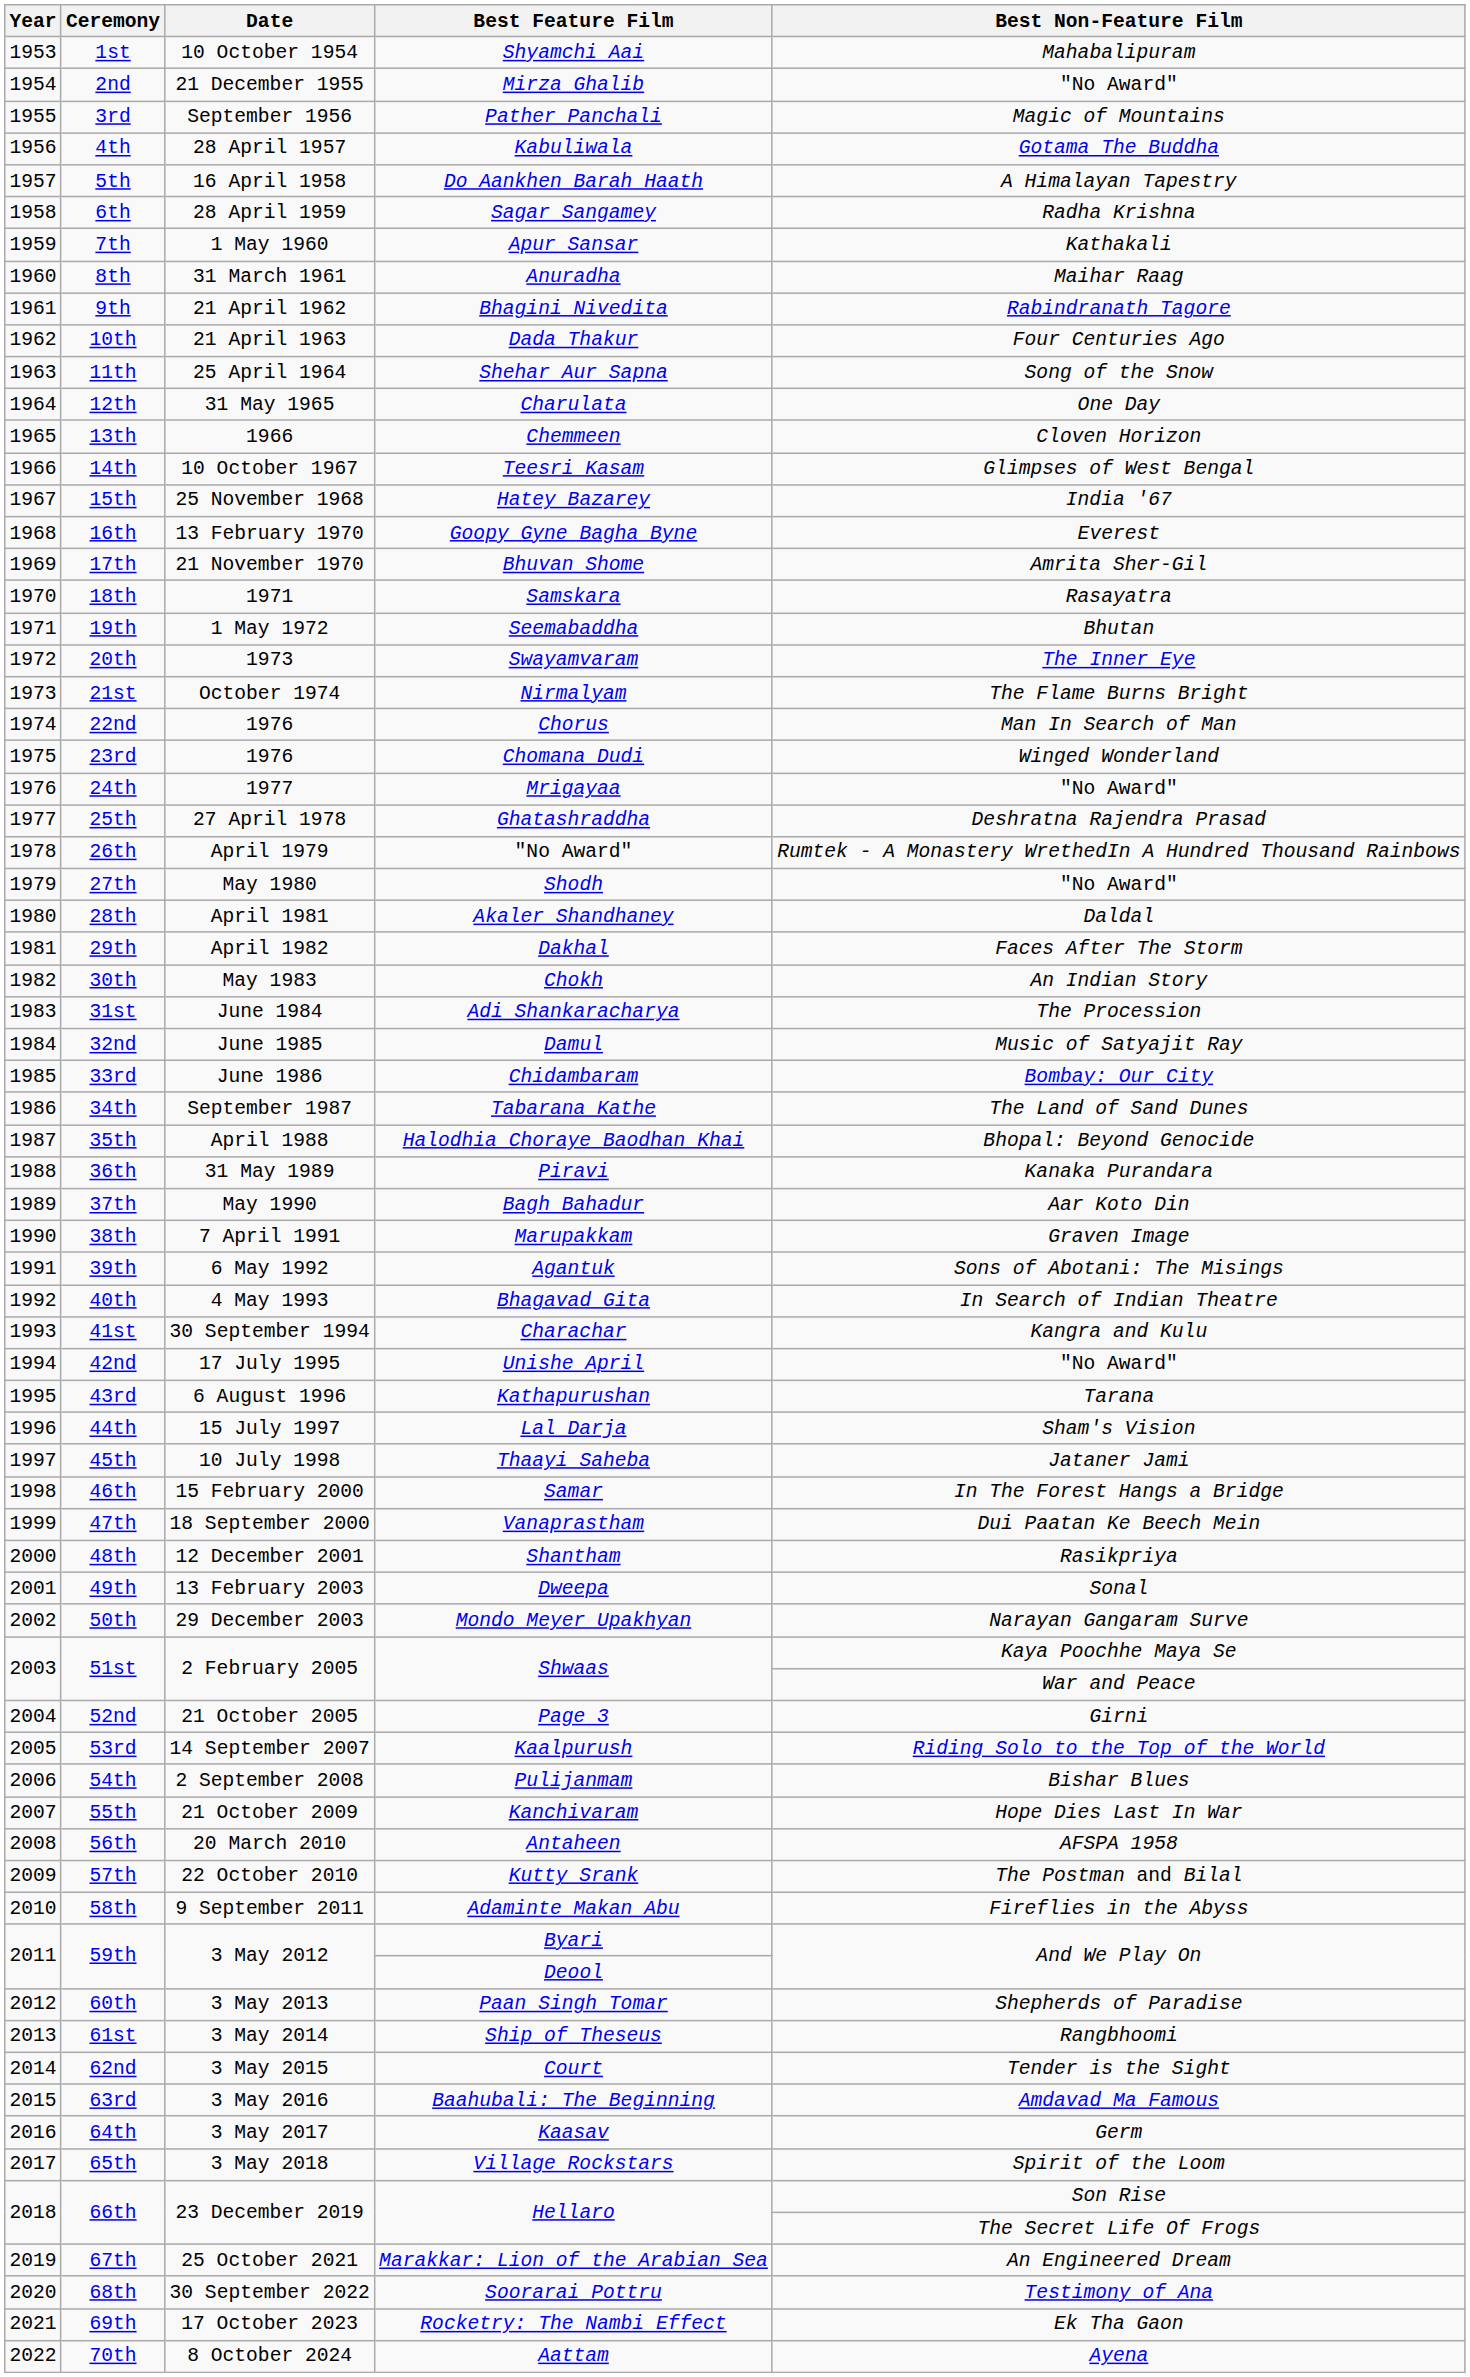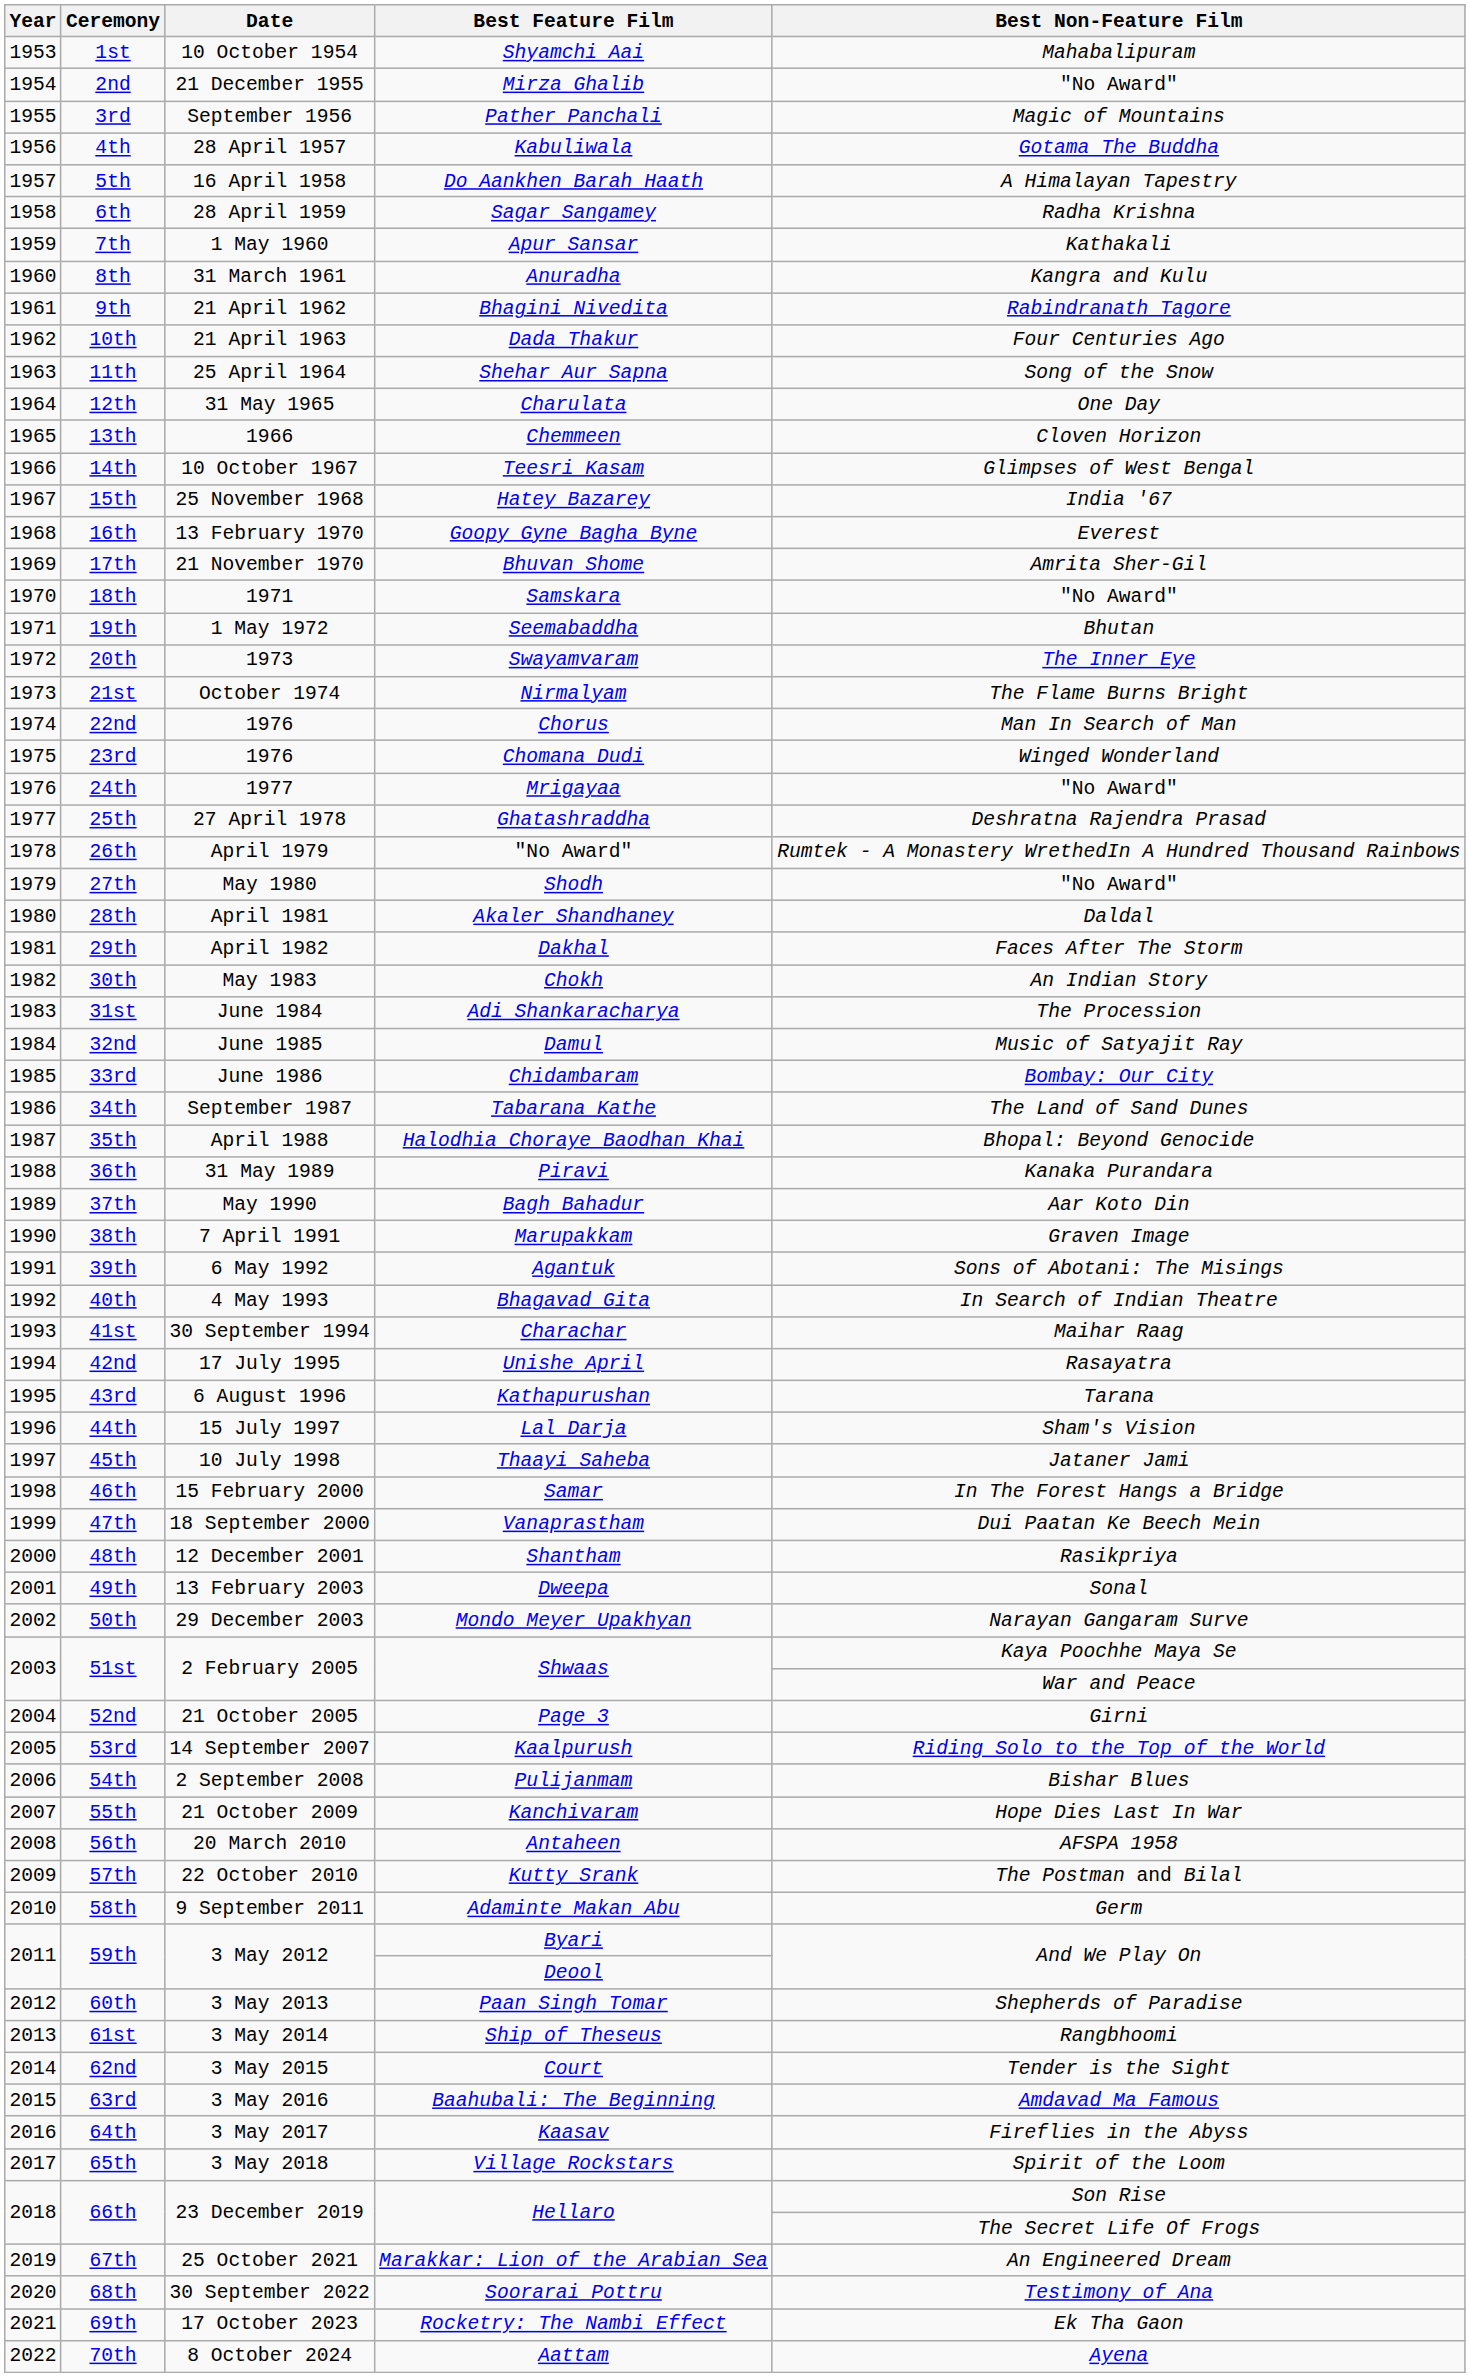(1119, 277) Maihar Raag -> (1119, 277) Kangra and Kulu
(1119, 597) Rasayatra -> (1119, 597) "No Award"
(1119, 1332) Kangra and Kulu -> (1119, 1332) Maihar Raag
(1119, 1364) "No Award" -> (1119, 1364) Rasayatra
(1119, 1908) Fireflies in the Abyss -> (1119, 1908) Germ
(1119, 2132) Germ -> (1119, 2132) Fireflies in the Abyss
